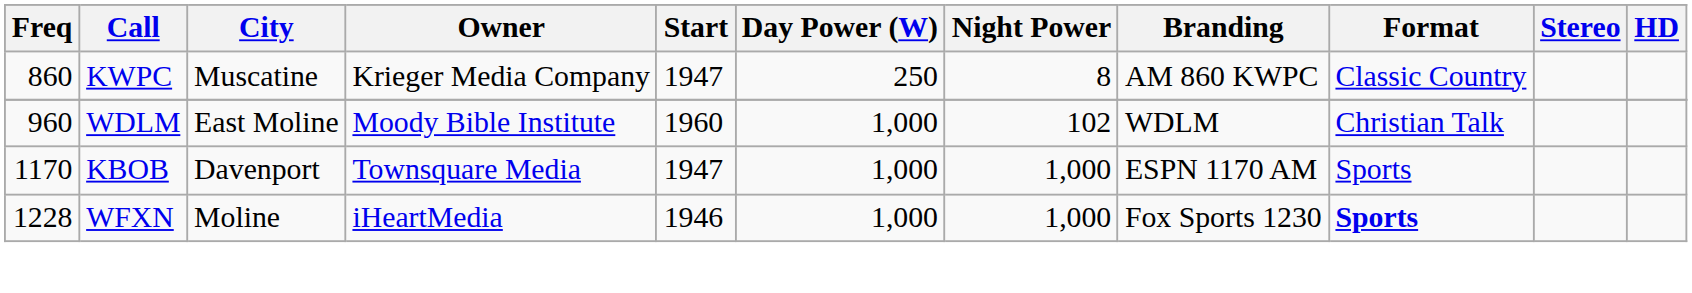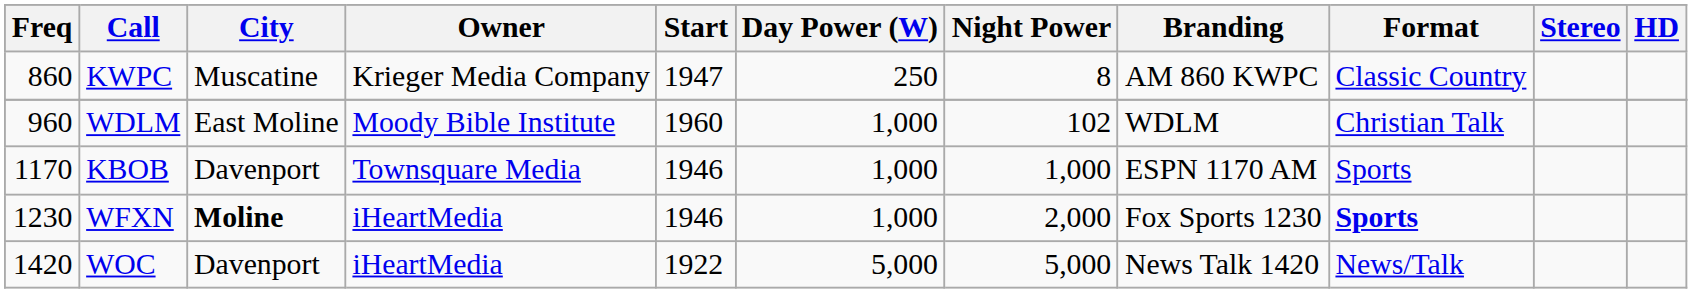(693, 169) 1947 -> (693, 169) 1946
(43, 216) 1228 -> (43, 216) 1230
(237, 216) normal -> (239, 216) bold
(1078, 216) 1,000 -> (1078, 216) 2,000
+ row: (121, 264)
